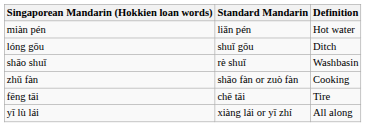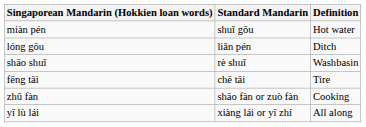(234, 29) liǎn pén -> (235, 29) shuǐ gōu
(235, 46) shuǐ gōu -> (234, 46) liǎn pén
rows swapped: (23, 96) <-> (22, 79)
